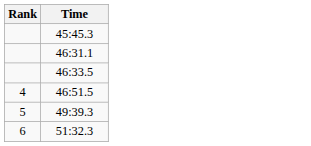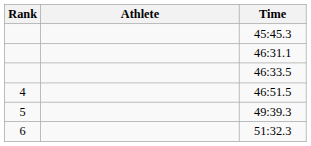+ column: (140, 14)
